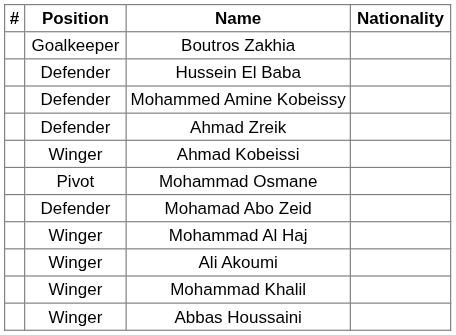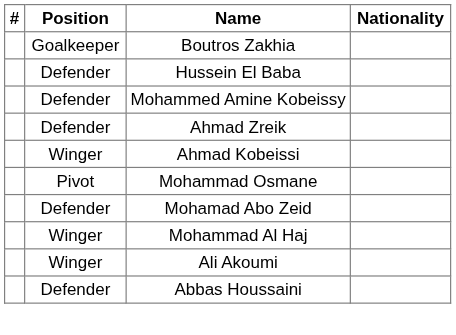- row: (238, 290)
(75, 317) Winger -> (75, 290) Defender
